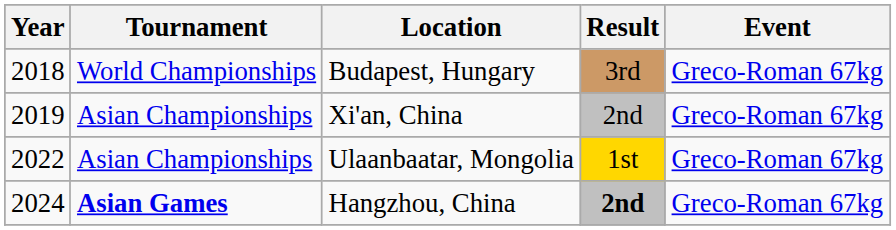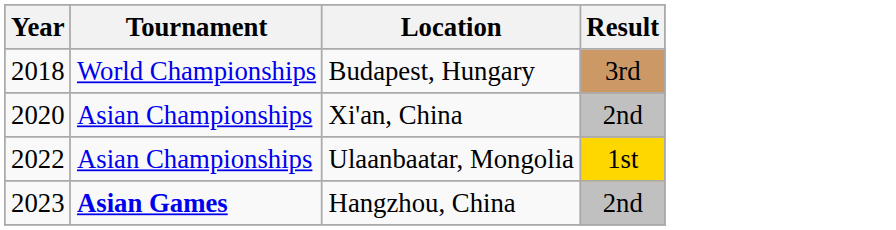- column: (777, 26)
(38, 114) 2019 -> (38, 114) 2020
(38, 203) 2024 -> (38, 203) 2023
(623, 203) bold -> (623, 203) normal
